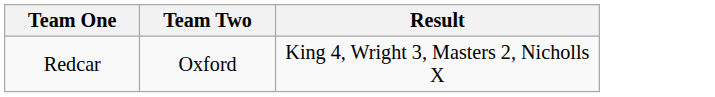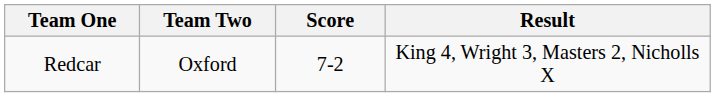+ column: (330, 20)
